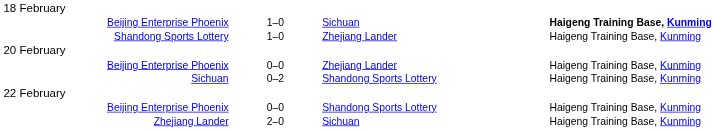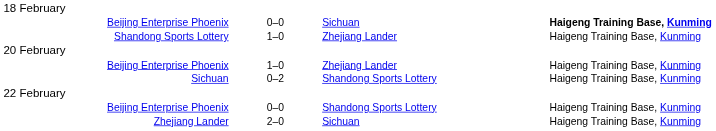(275, 22) 1–0 -> (275, 22) 0–0
(275, 65) 0–0 -> (275, 65) 1–0
